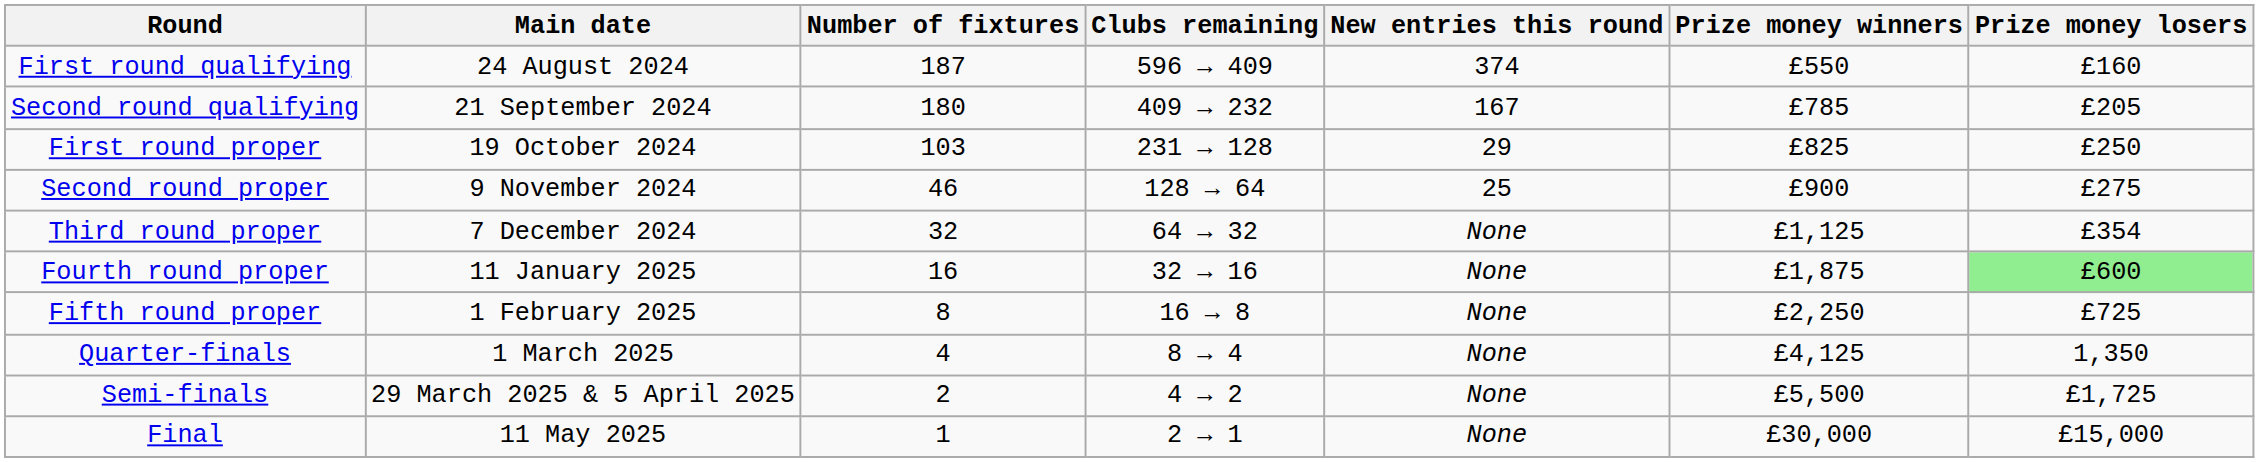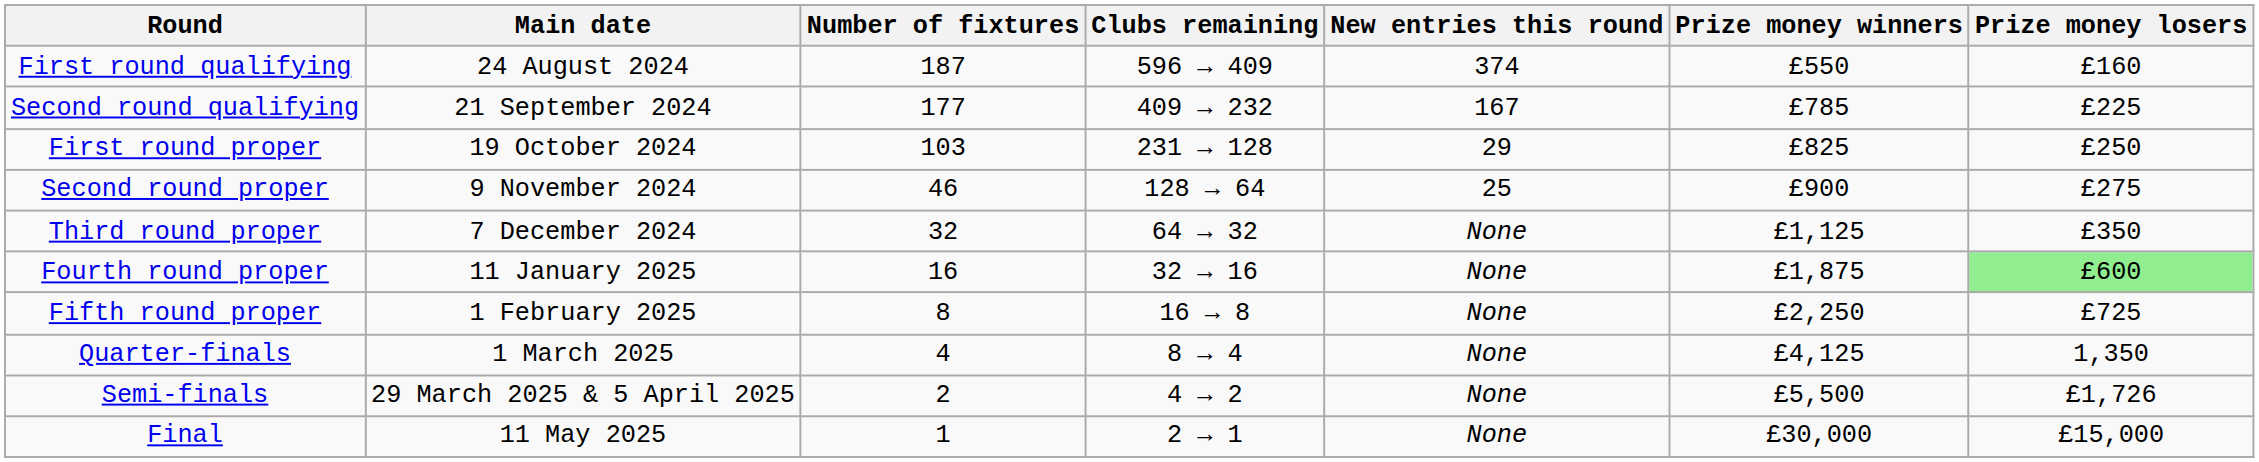(943, 108) 180 -> (943, 108) 177
(2111, 108) £205 -> (2111, 108) £225
(2111, 231) £354 -> (2111, 231) £350
(2111, 395) £1,725 -> (2111, 395) £1,726
